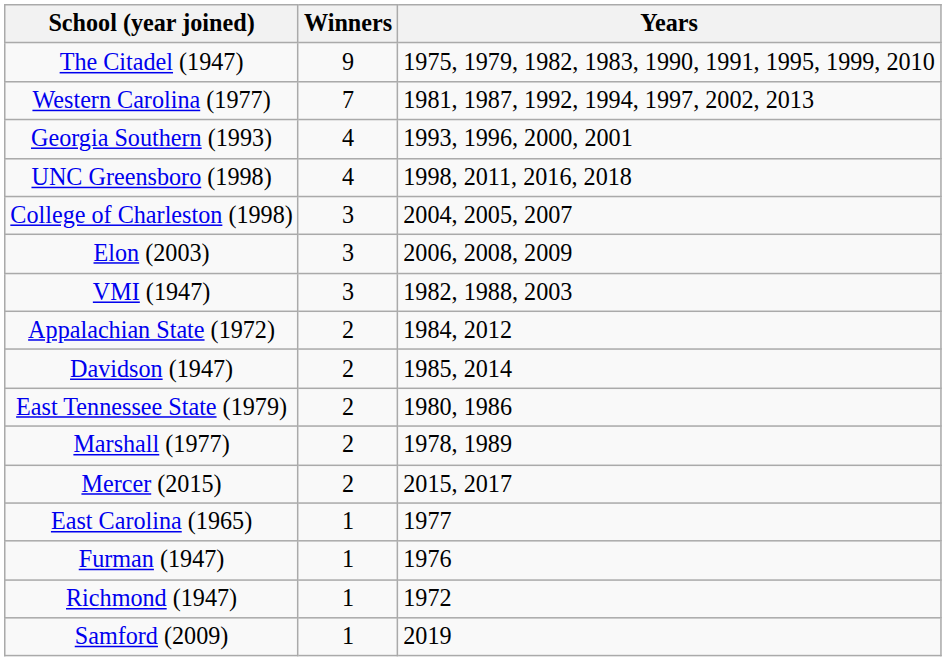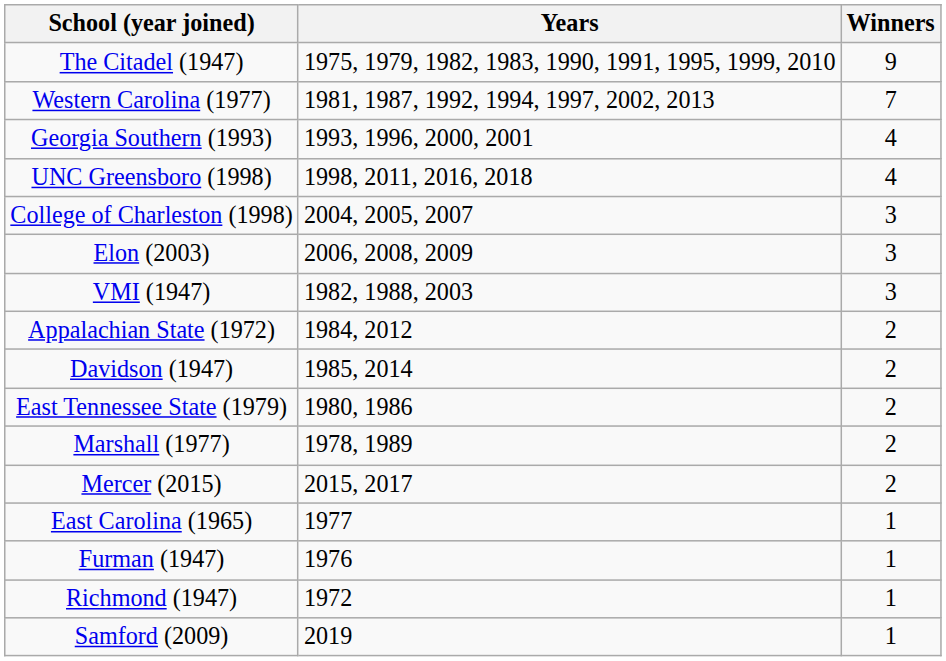columns swapped: (348, 23) <-> (669, 23)
